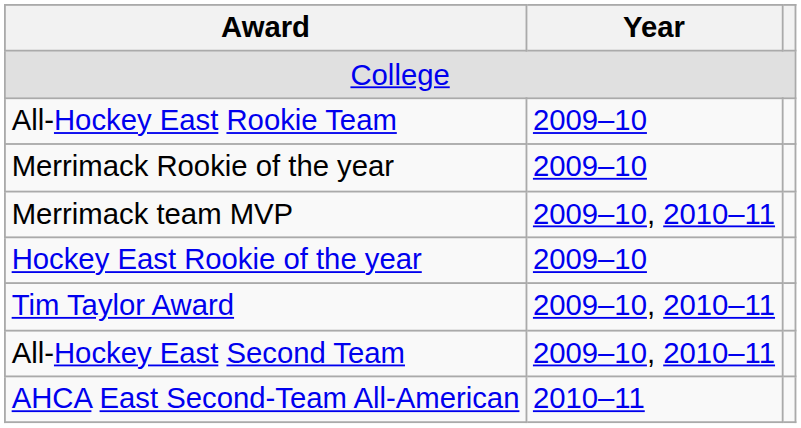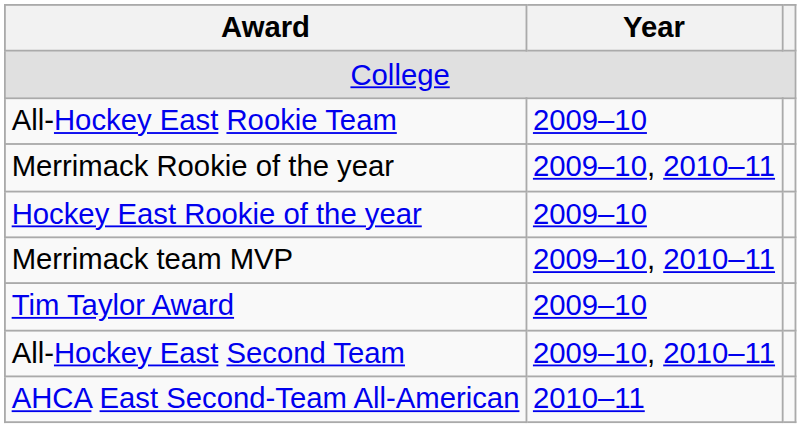(590, 167) 2009–10 -> (654, 167) 2009–10, 2010–11
rows swapped: (217, 259) <-> (152, 213)
(654, 306) 2009–10, 2010–11 -> (590, 306) 2009–10
